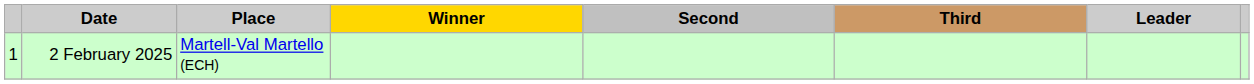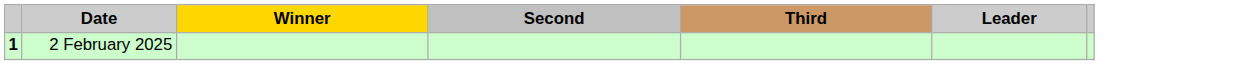- column: (253, 17)
(13, 55) normal -> (13, 45) bold
